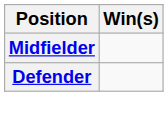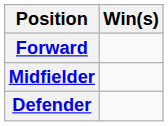+ row: (52, 47)
